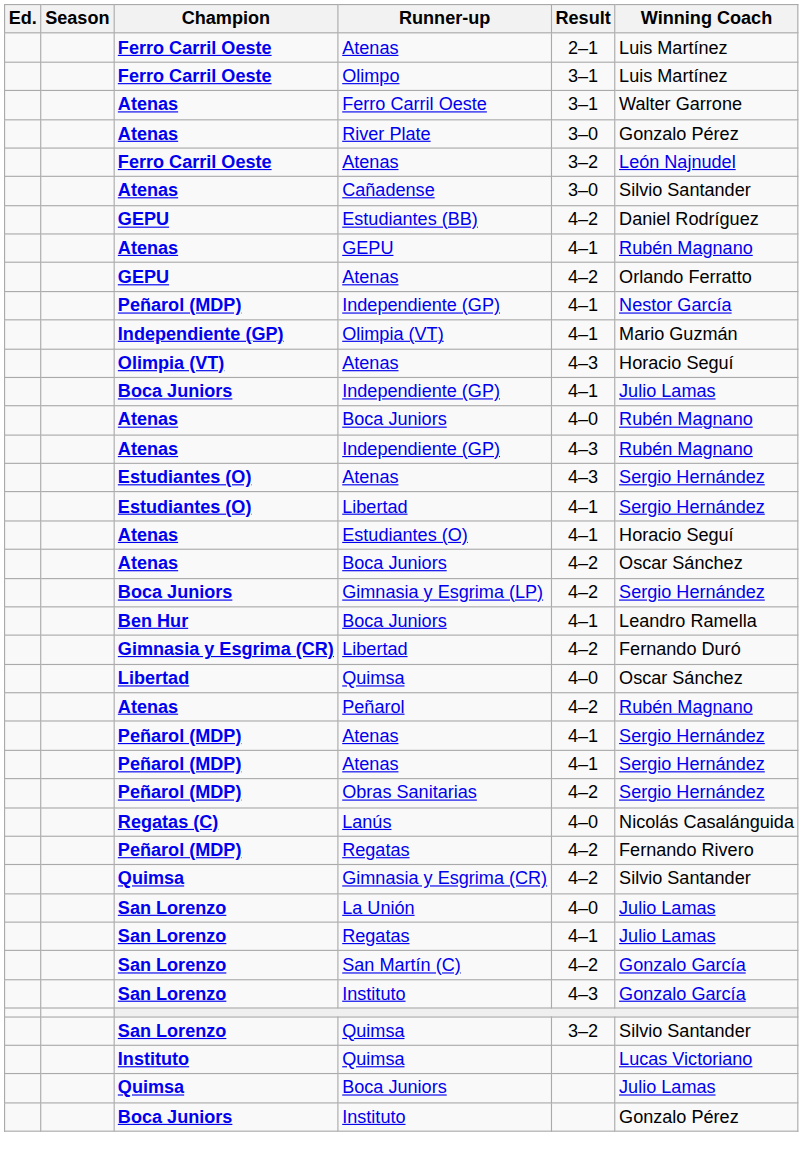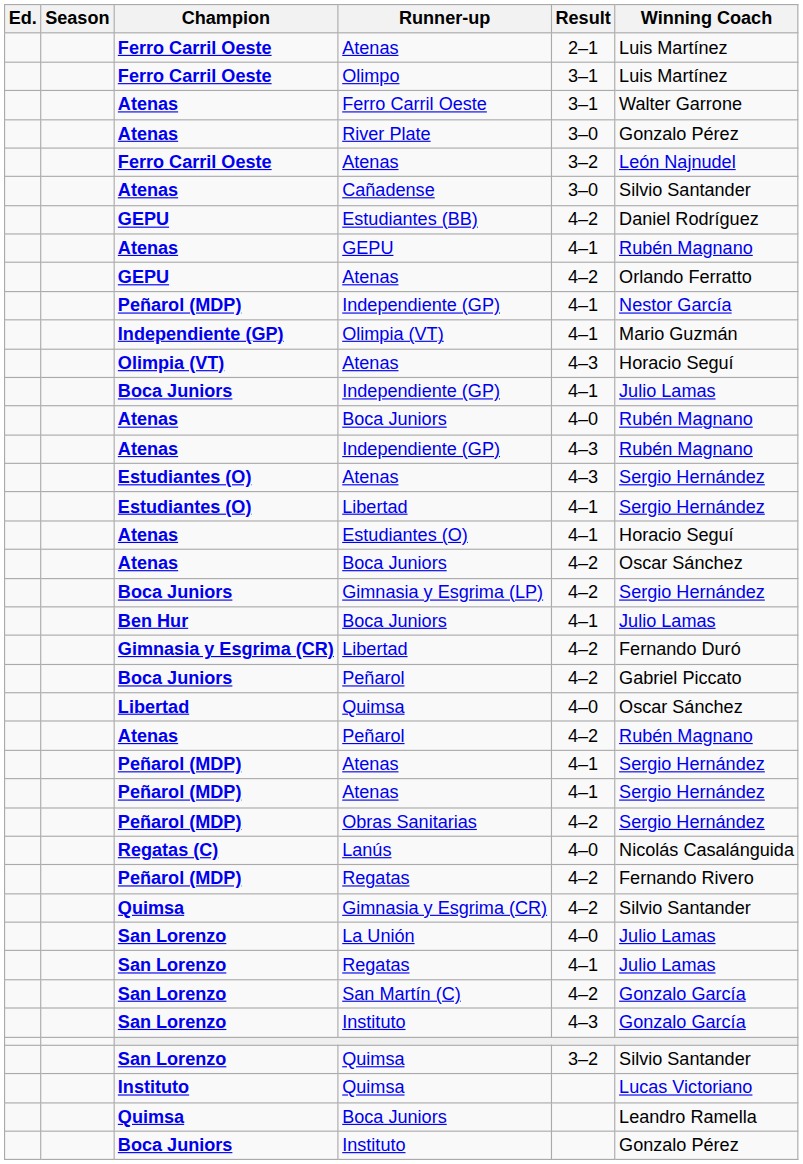(688, 620) Leandro Ramella -> (667, 620) Julio Lamas
+ row: (175, 678)
(667, 1088) Julio Lamas -> (688, 1116) Leandro Ramella
